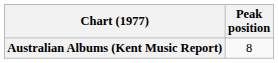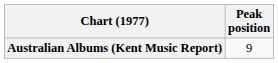(249, 48) 8 -> (249, 48) 9
